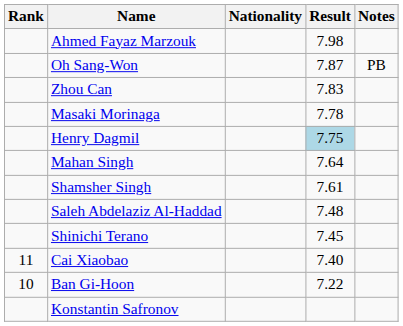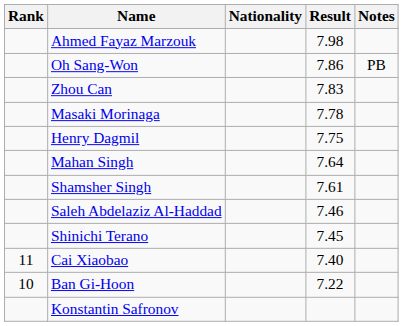(330, 65) 7.87 -> (330, 65) 7.86
(330, 138) lightblue background -> (330, 138) no background
(330, 211) 7.48 -> (330, 211) 7.46
